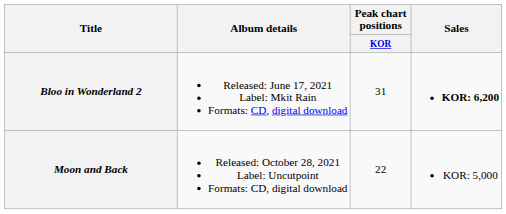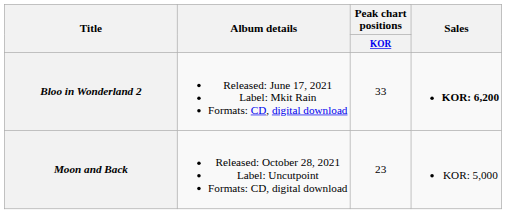(381, 91) 31 -> (381, 91) 33
(381, 169) 22 -> (381, 169) 23
